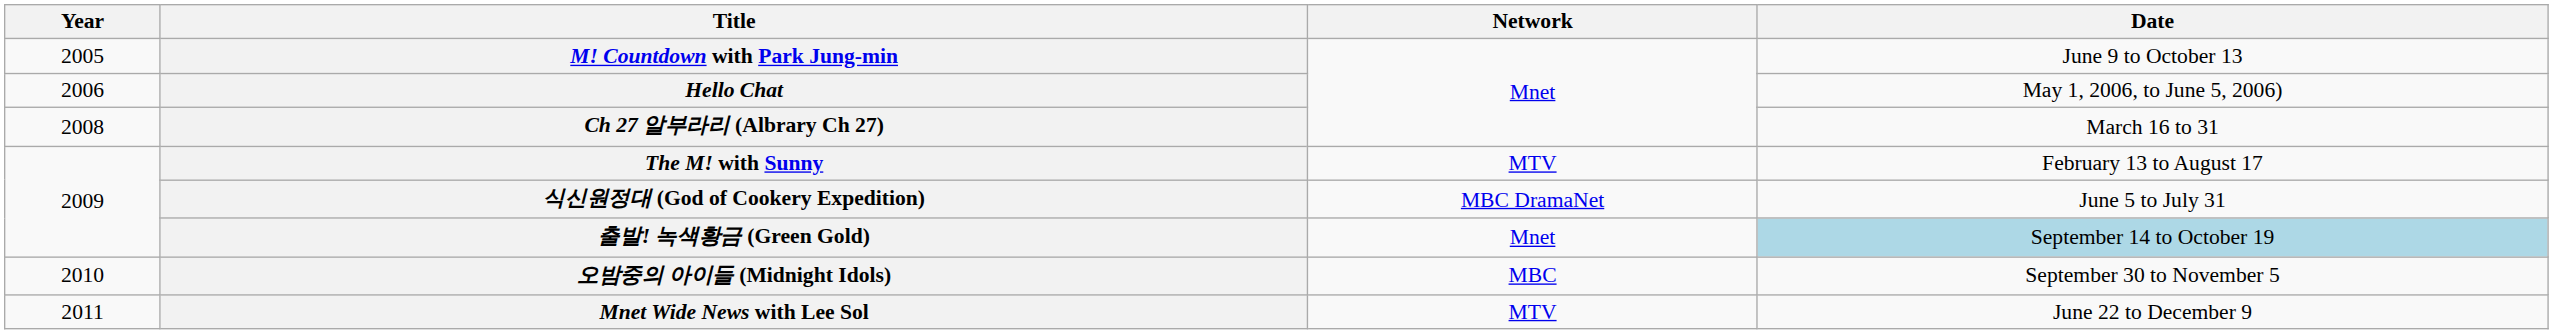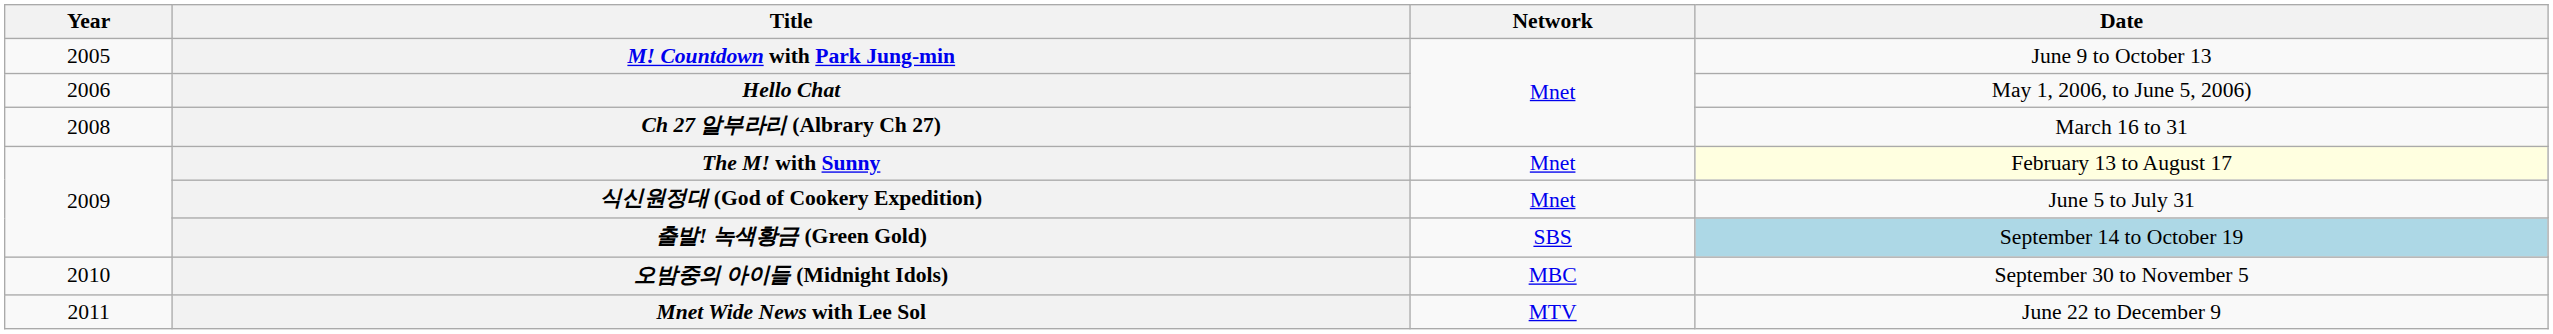(1533, 162) MTV -> (1553, 162) Mnet
(2153, 162) no background -> (2122, 162) lightyellow background
(1533, 198) MBC DramaNet -> (1553, 198) Mnet
(1533, 237) Mnet -> (1553, 237) SBS
